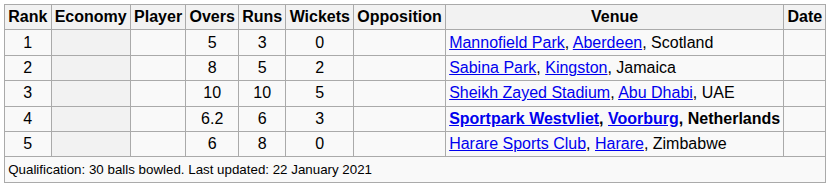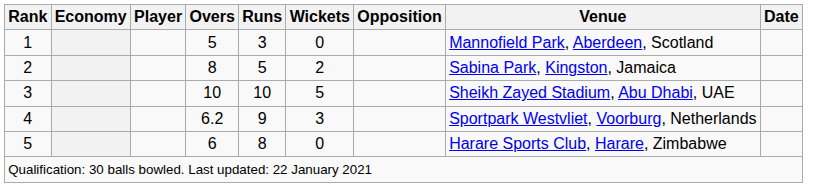(262, 118) 6 -> (262, 118) 9
(615, 118) bold -> (603, 118) normal
